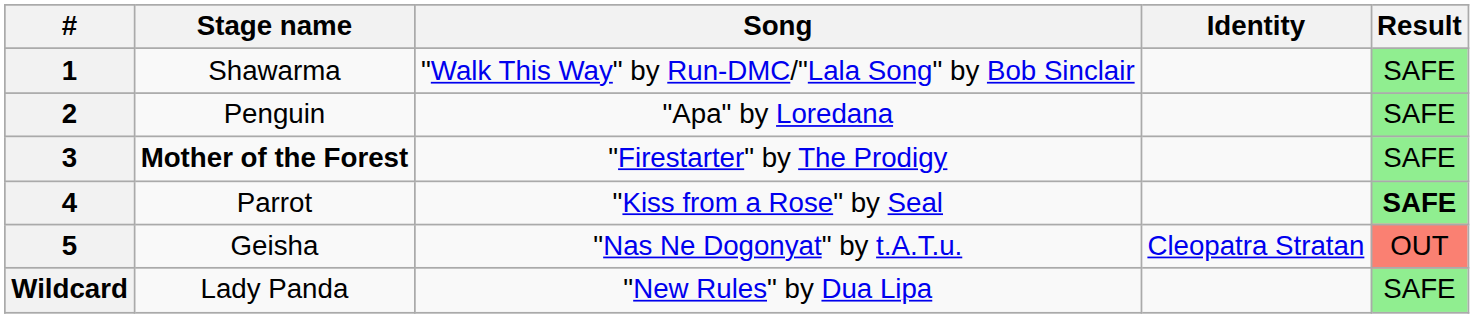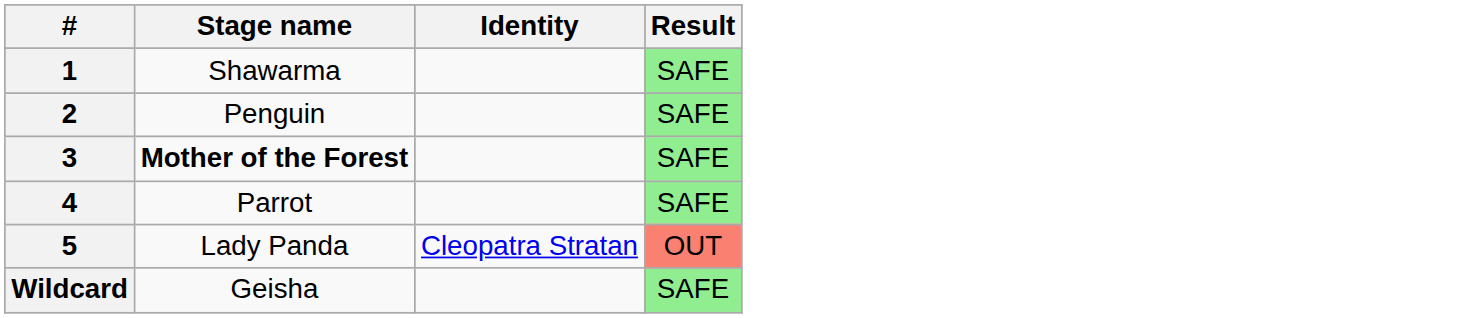- column: (778, 26)
(1419, 202) bold -> (693, 202) normal
(274, 245) Geisha -> (274, 245) Lady Panda
(274, 289) Lady Panda -> (274, 289) Geisha
